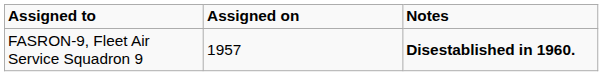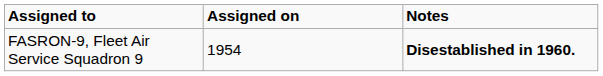(224, 49) 1957 -> (224, 49) 1954
